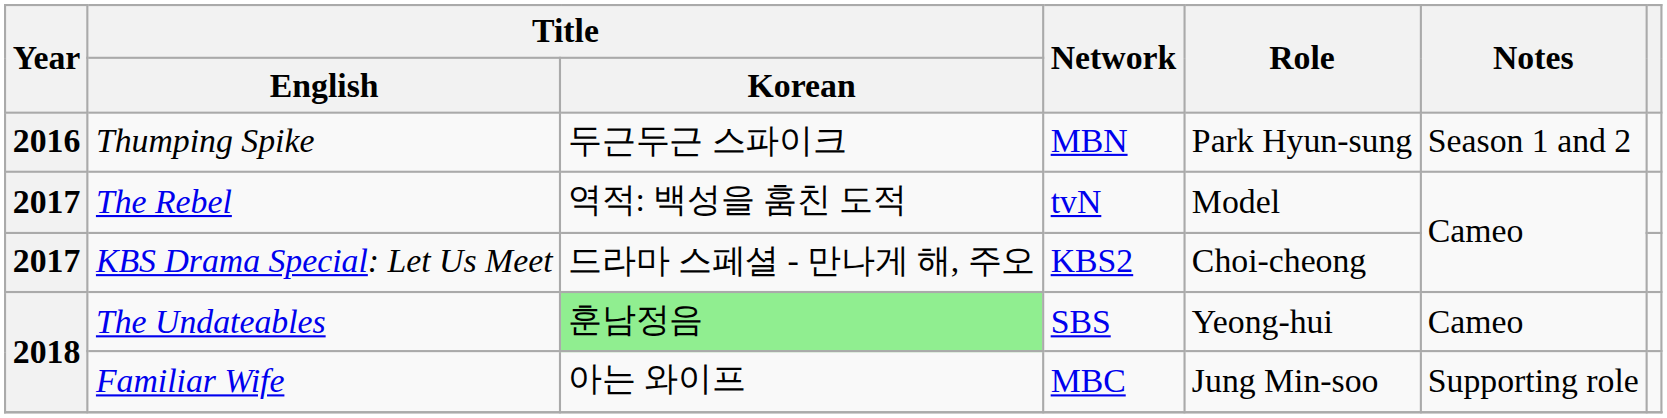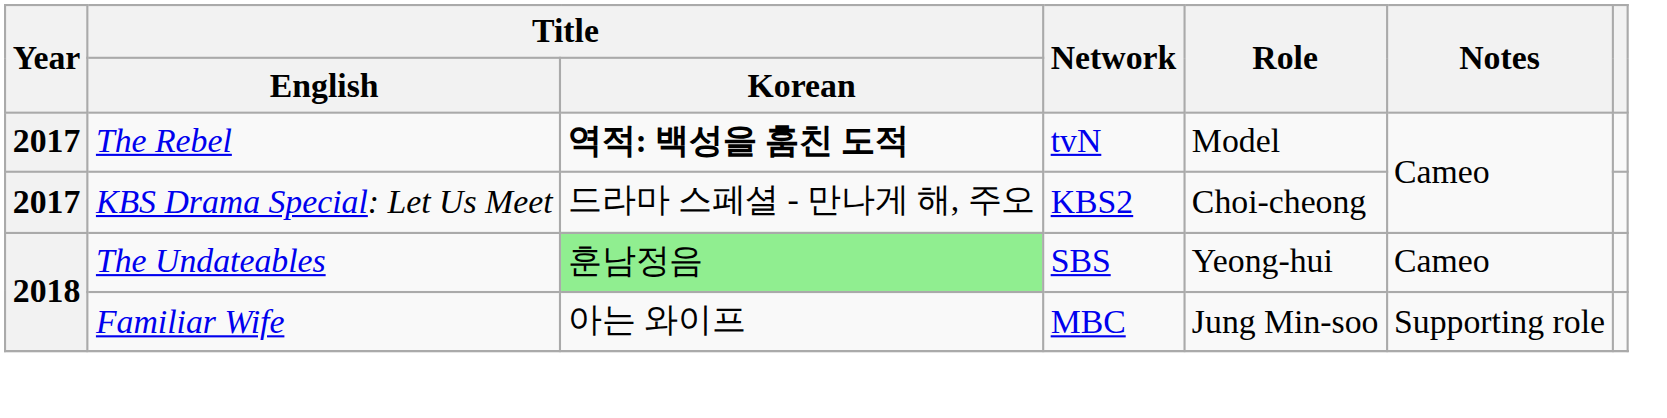- row: (205, 141)
(737, 200) normal -> (738, 140) bold
